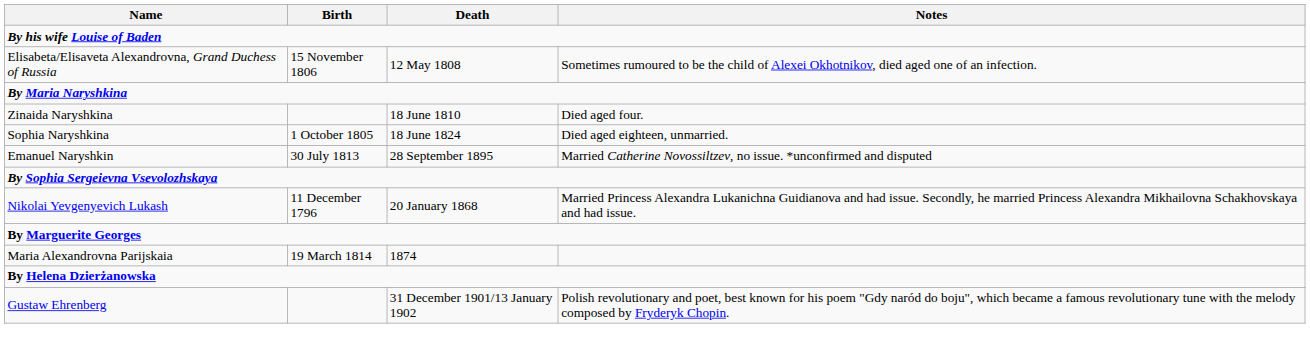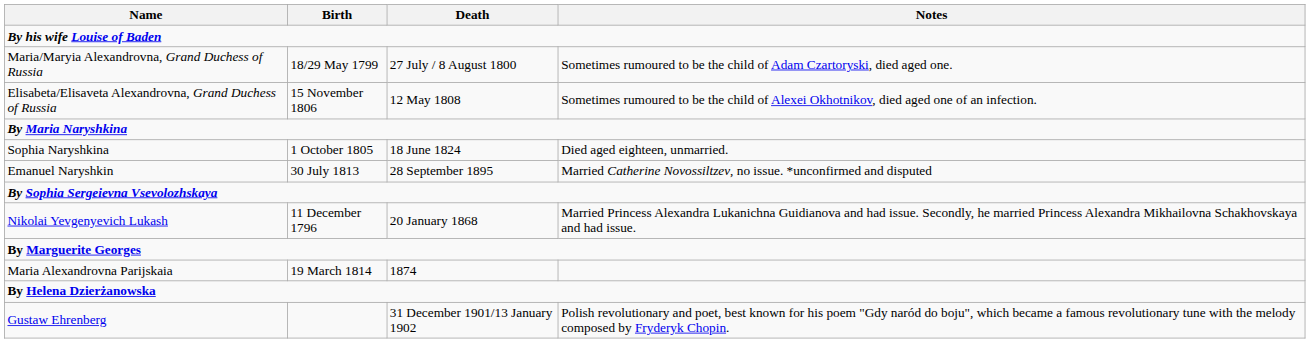+ row: (135, 64)
- row: (60, 114)
